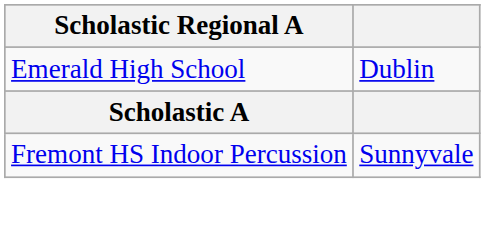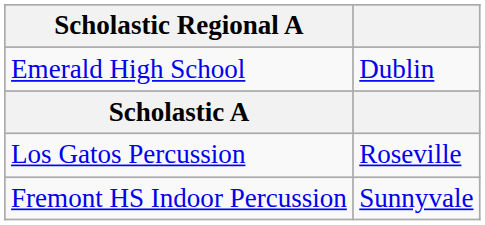+ row: (128, 154)
